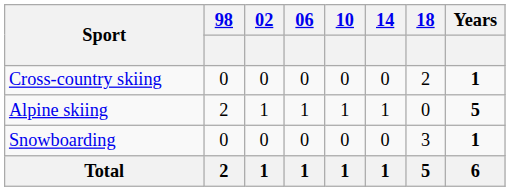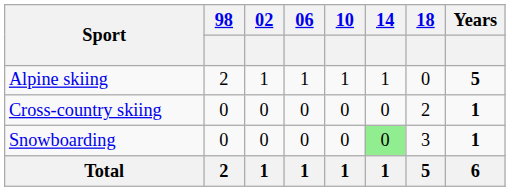rows swapped: (58, 110) <-> (85, 80)
(385, 140) no background -> (385, 140) lightgreen background
